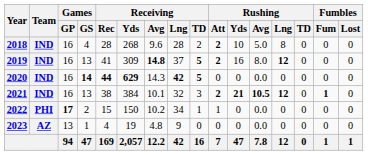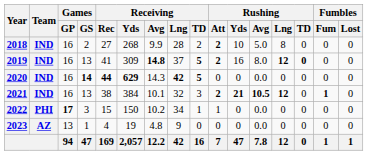(86, 45) 4 -> (86, 45) 2
(106, 45) 28 -> (106, 45) 27
(156, 45) 9.6 -> (156, 45) 9.9
(304, 61) normal -> (304, 61) bold
(86, 110) 2 -> (86, 110) 3
